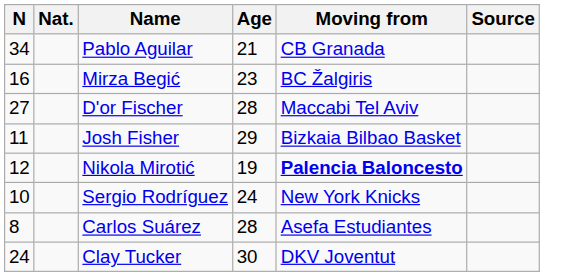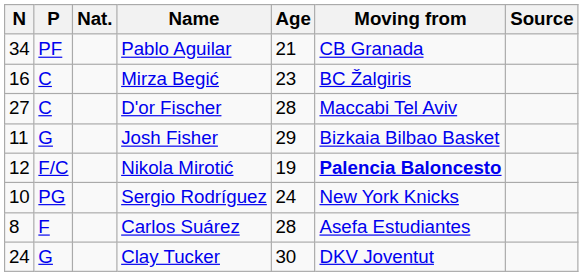+ column: (53, 19)
